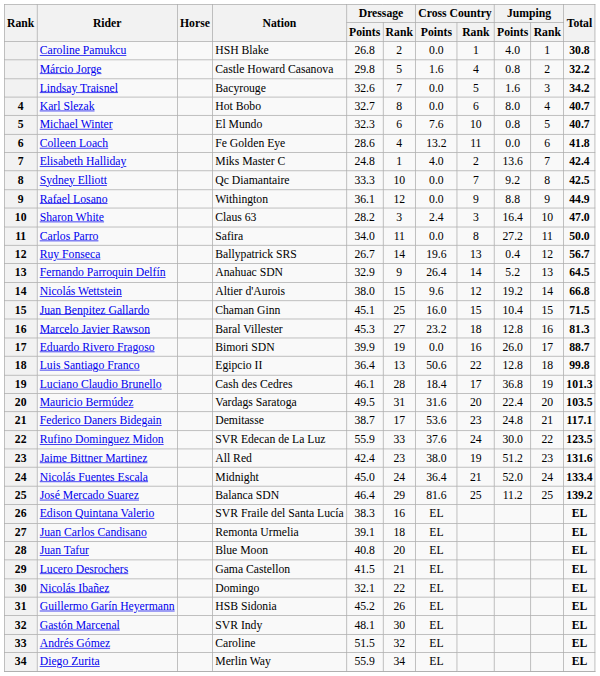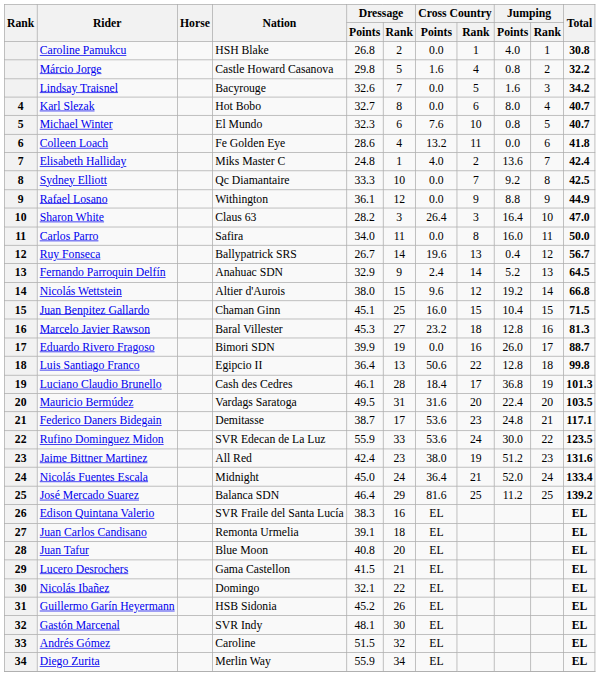(436, 217) 2.4 -> (436, 217) 26.4
(513, 236) 27.2 -> (513, 236) 16.0
(436, 273) 26.4 -> (436, 273) 2.4
(436, 439) 37.6 -> (436, 439) 53.6
